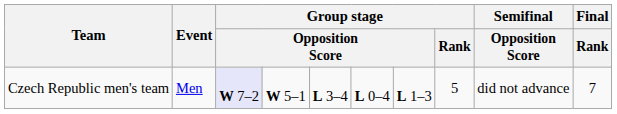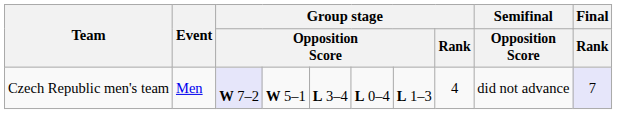(455, 88) 5 -> (455, 88) 4
(592, 88) no background -> (592, 88) lavender background
